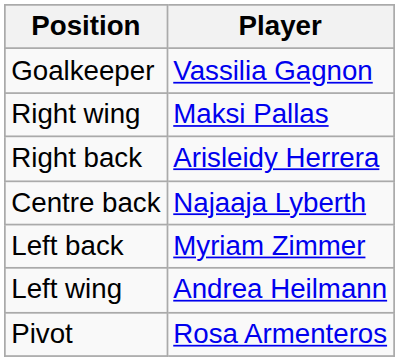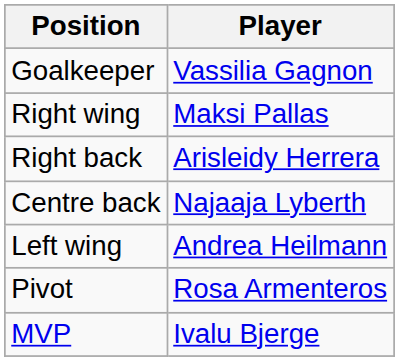- row: (67, 245)
+ row: (41, 333)
